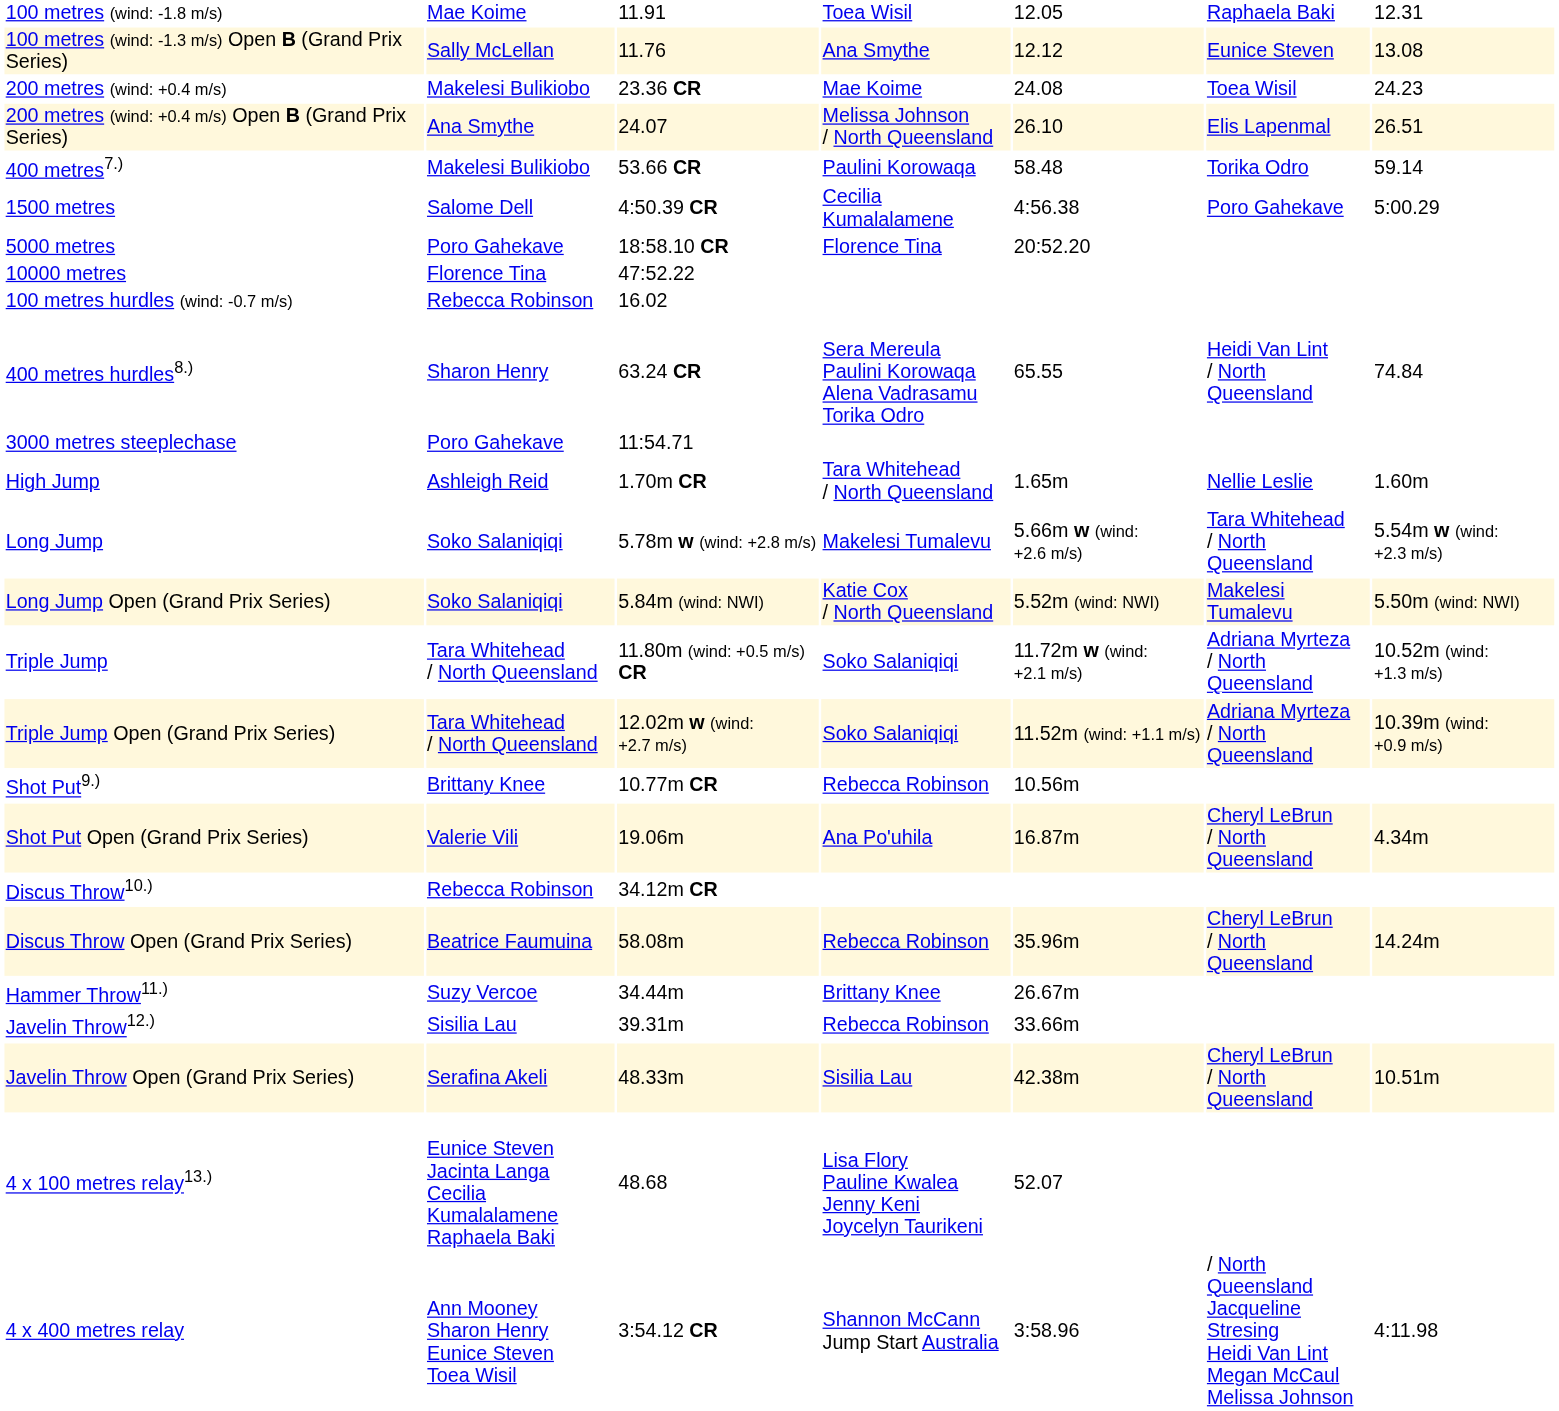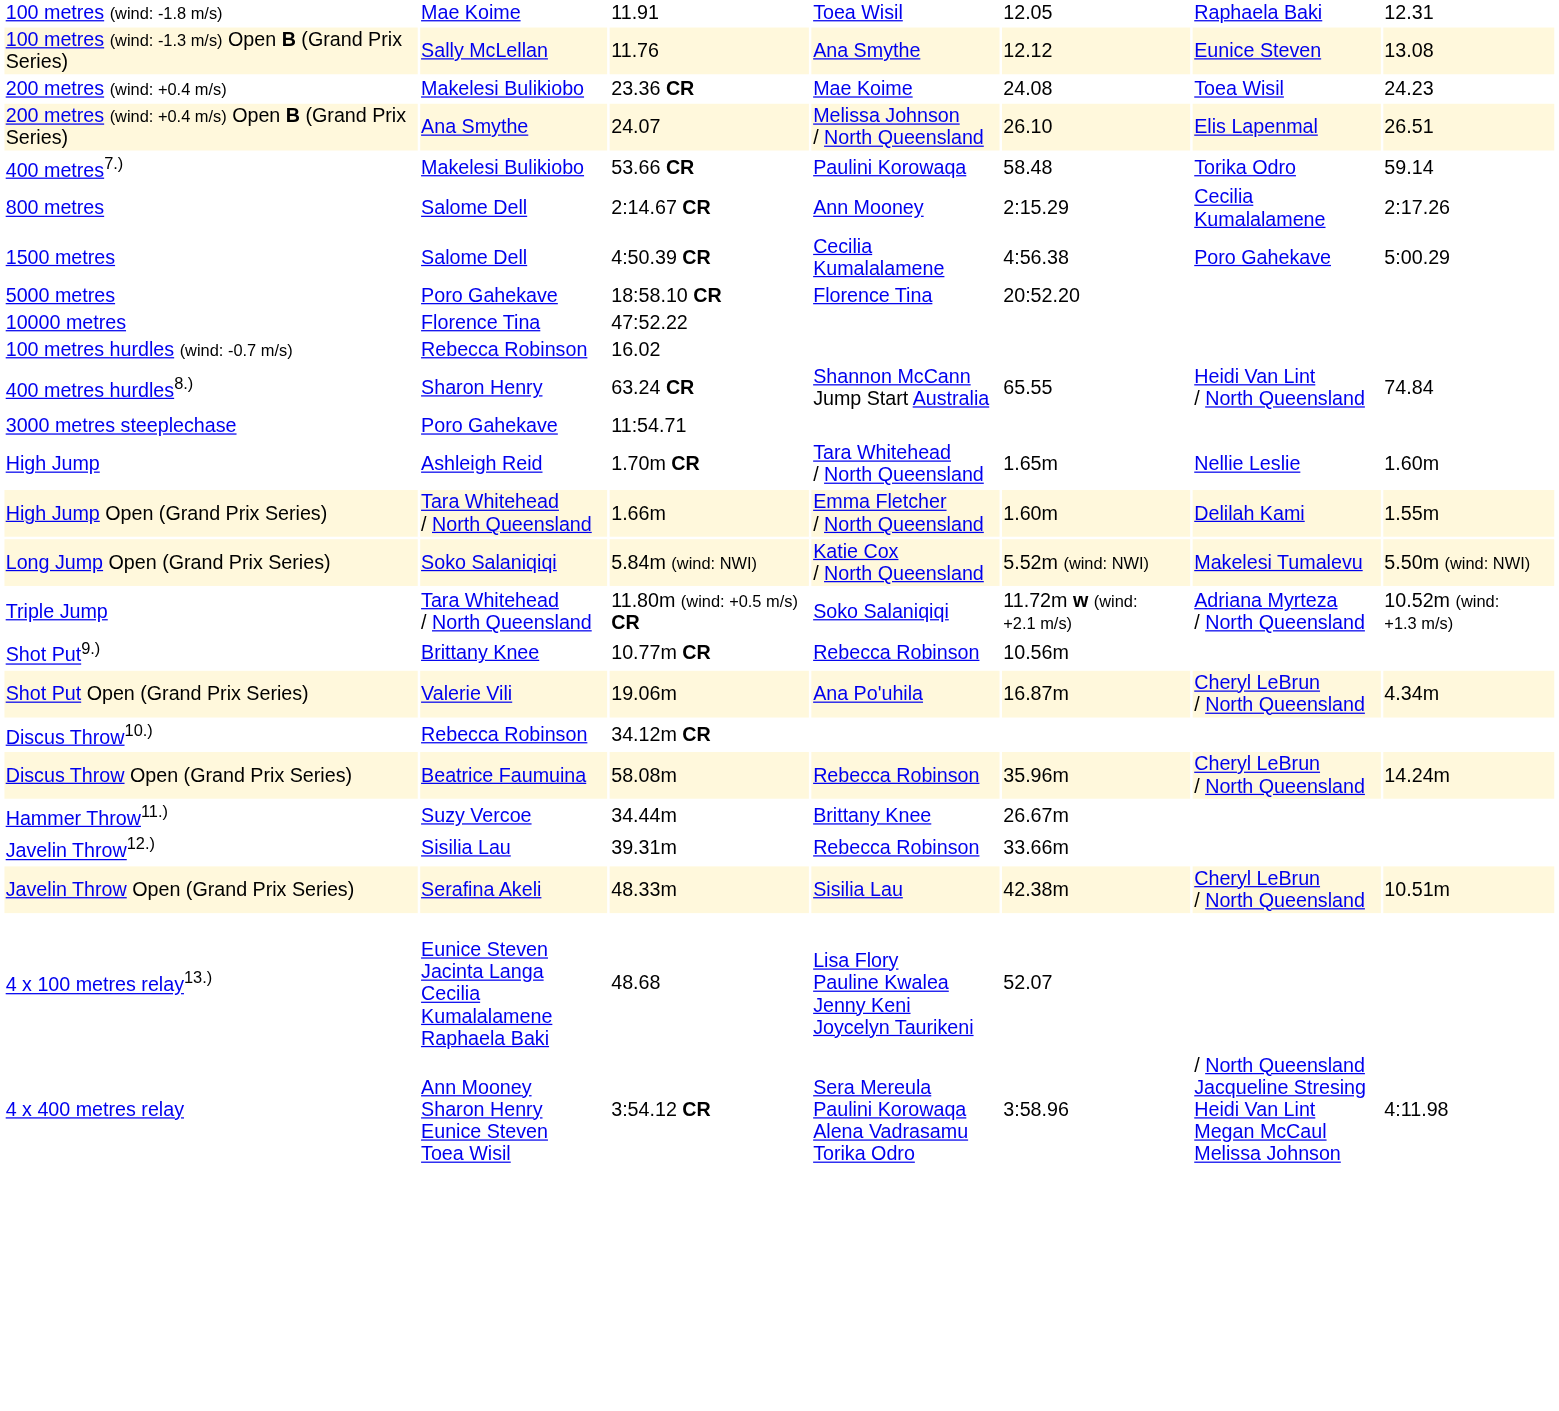+ row: (55, 208)
(900, 383) Sera Mereula Paulini Korowaqa Alena Vadrasamu Torika Odro -> (901, 388) Shannon McCann Jump Start Australia
+ row: (166, 513)
- row: (54, 541)
- row: (170, 733)
(911, 1330) Shannon McCann Jump Start Australia -> (891, 1120) Sera Mereula Paulini Korowaqa Alena Vadrasamu Torika Odro
